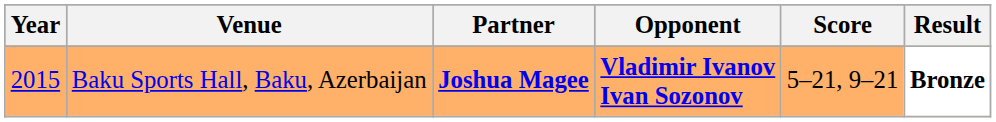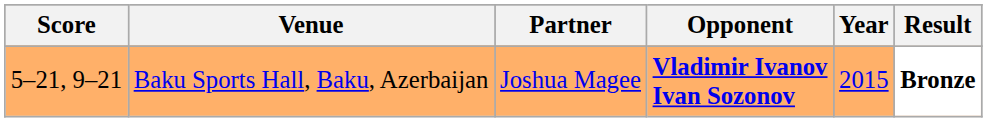columns swapped: (35, 25) <-> (843, 25)
(513, 80) bold -> (571, 80) normal
